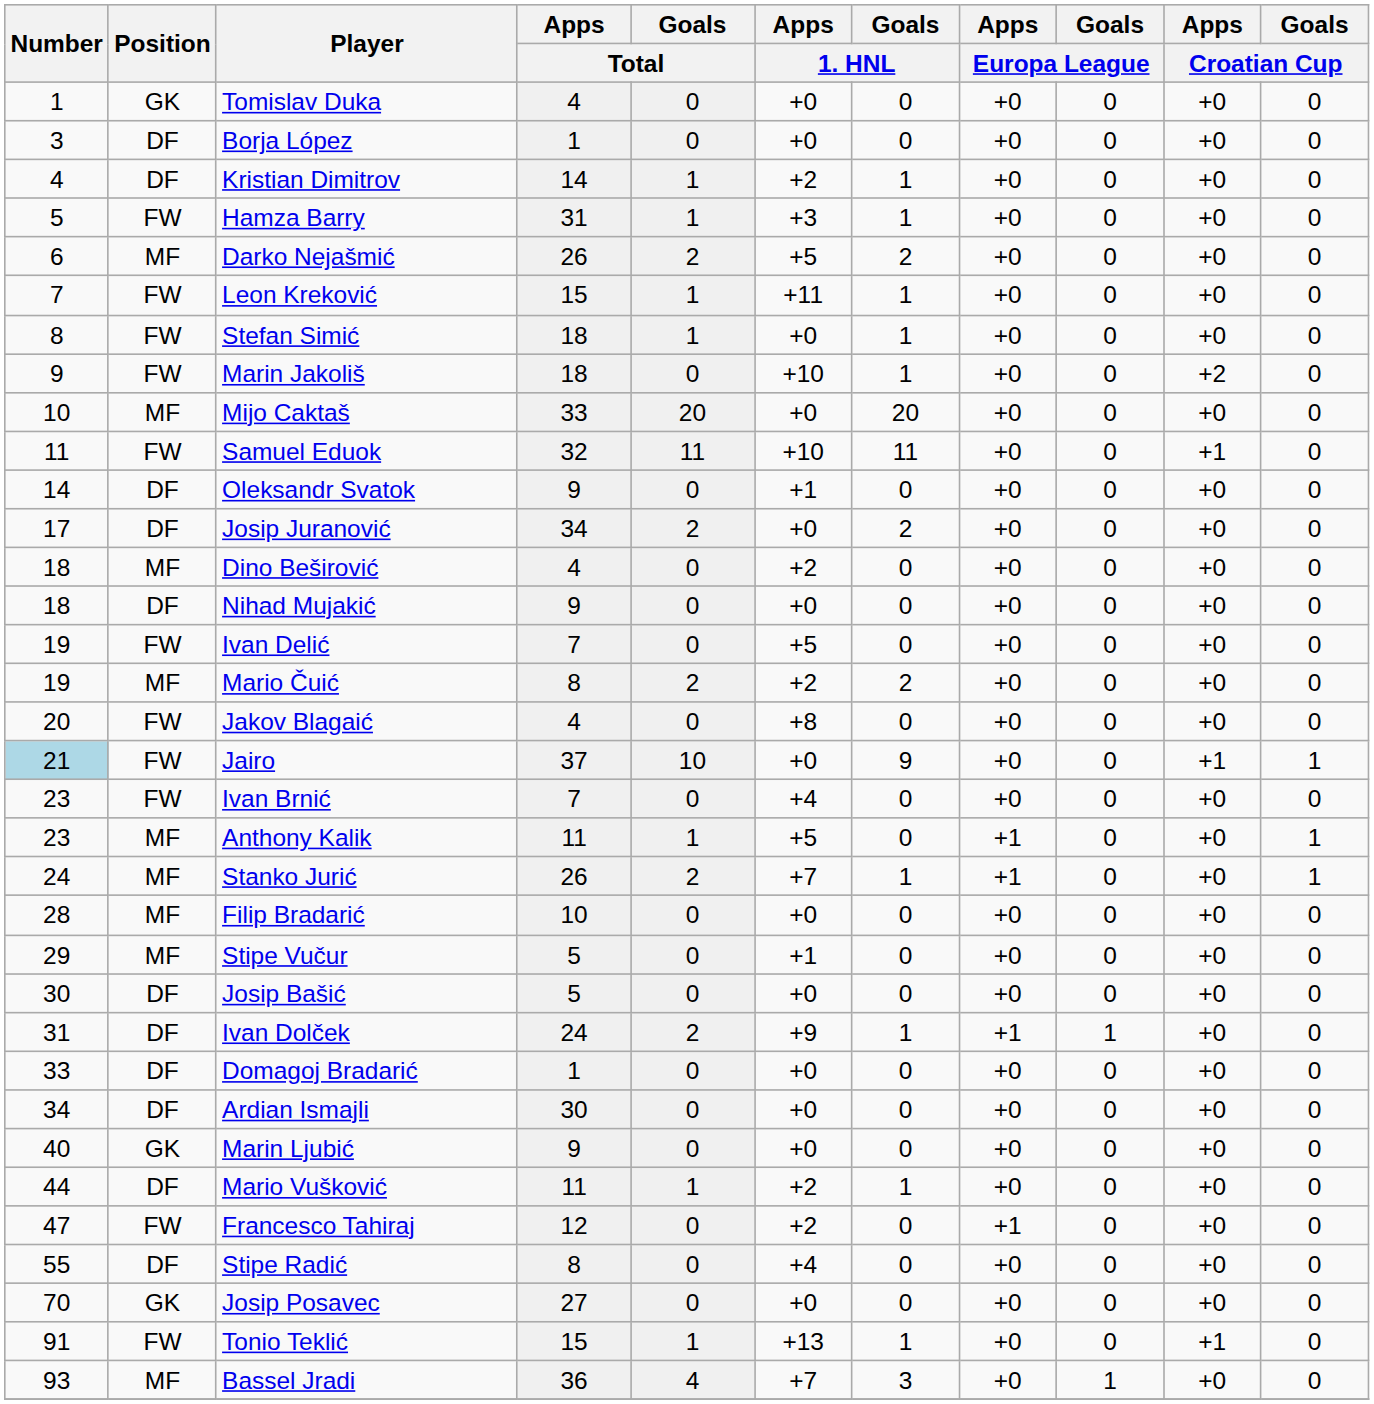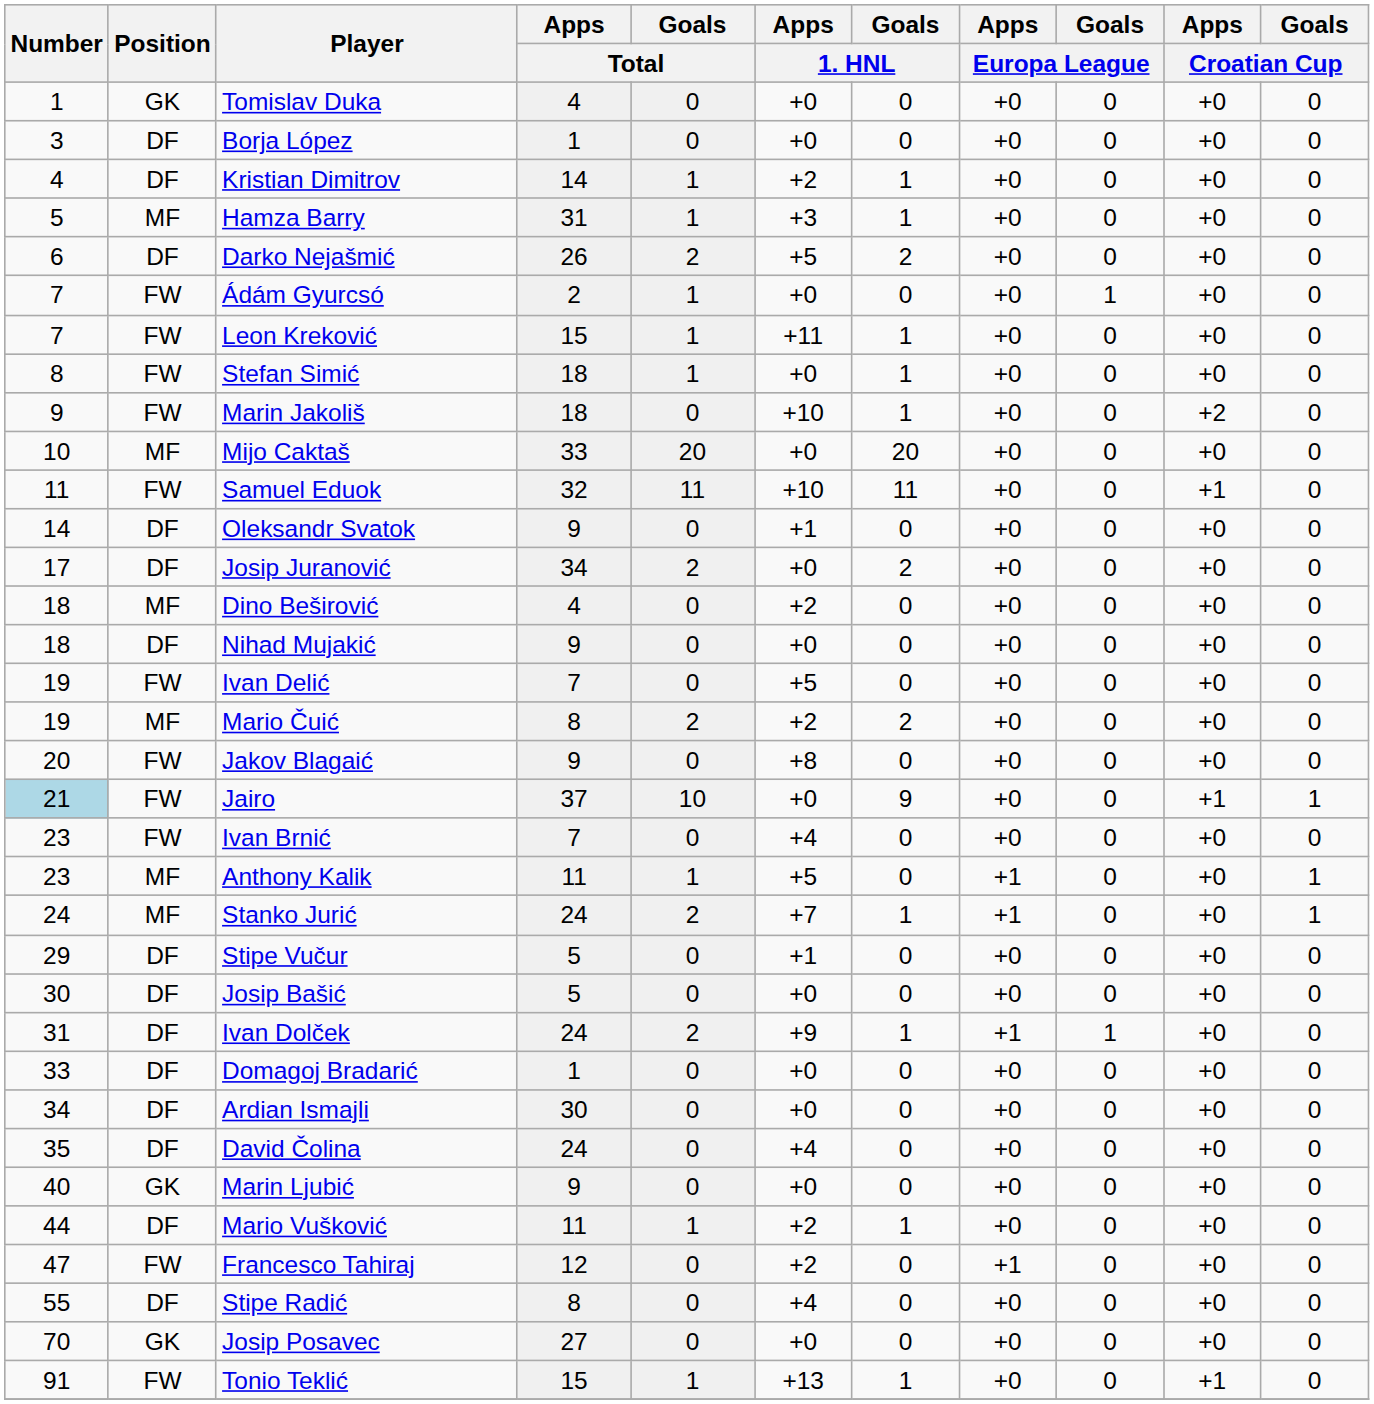(162, 218) FW -> (162, 218) MF
(162, 257) MF -> (162, 257) DF
+ row: (303, 296)
(574, 722) 4 -> (574, 760) 9
(574, 877) 26 -> (574, 915) 24
- row: (293, 915)
(162, 954) MF -> (162, 954) DF
+ row: (291, 1148)
- row: (289, 1380)
